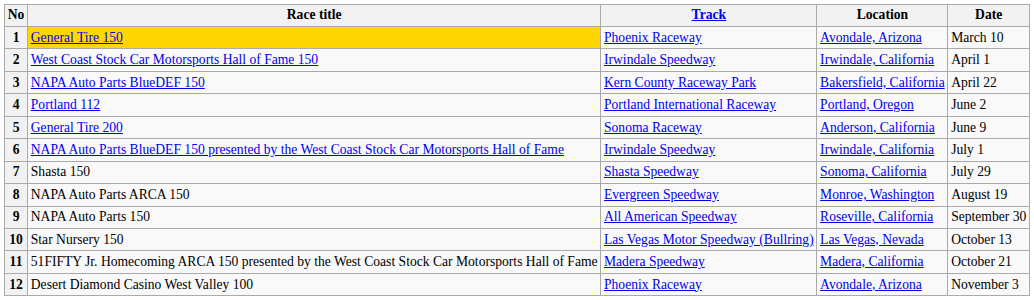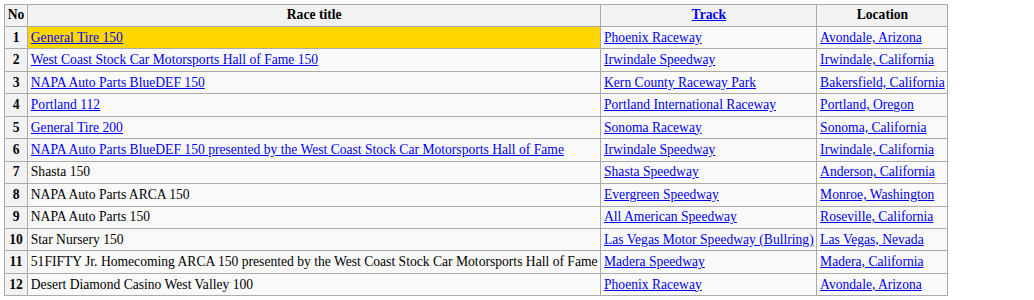- column: (989, 15)
(877, 127) Anderson, California -> (873, 127) Sonoma, California
(873, 172) Sonoma, California -> (877, 172) Anderson, California
